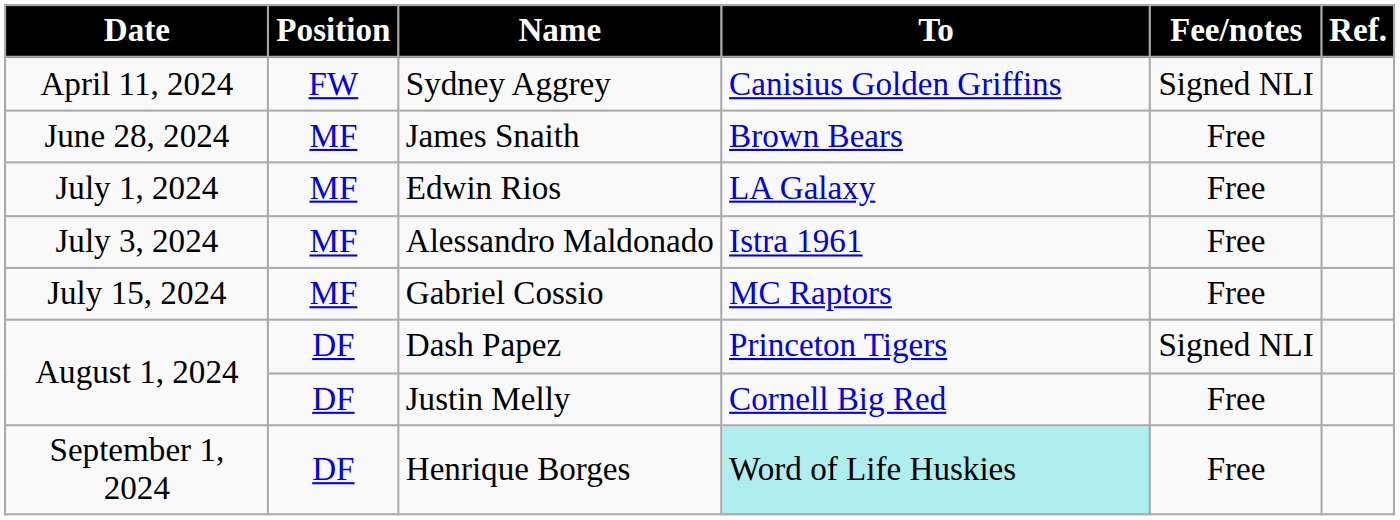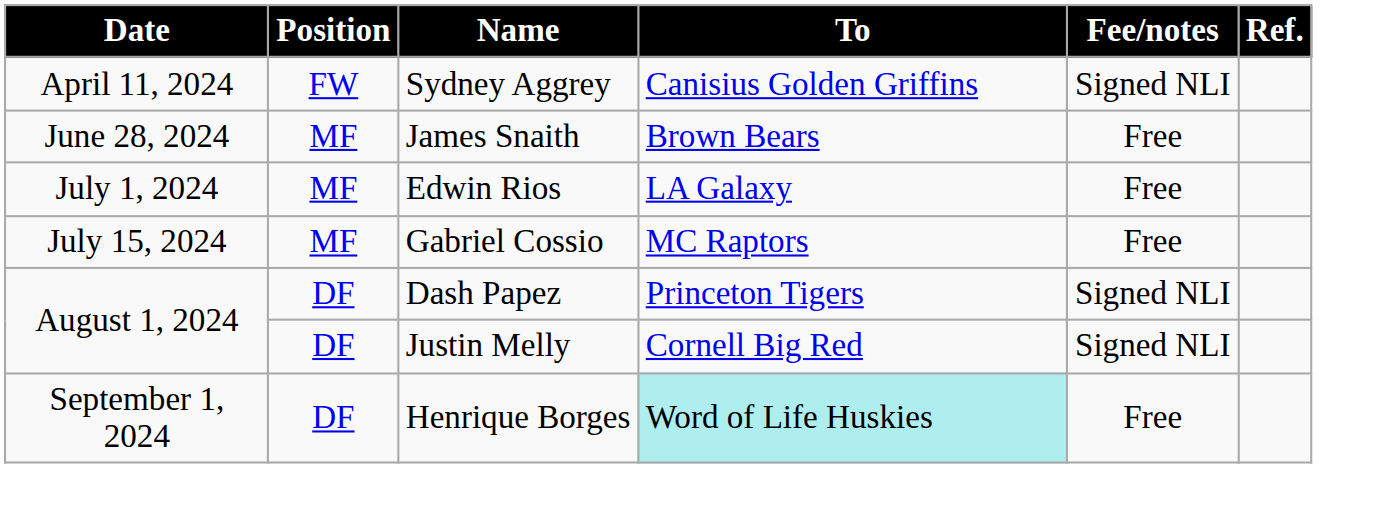- row: (560, 240)
(1236, 398) Free -> (1153, 345) Signed NLI
